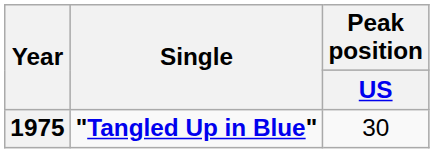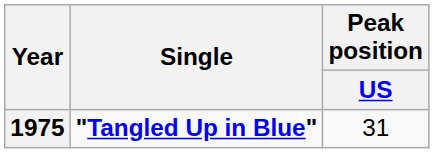(376, 128) 30 -> (376, 128) 31
